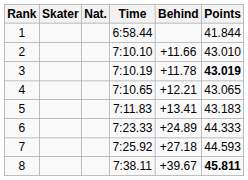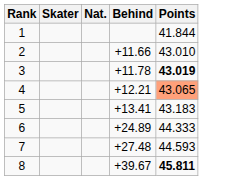- column: (132, 14)
(223, 90) no background -> (177, 90) lightsalmon background
(178, 147) +27.18 -> (133, 147) +27.48
